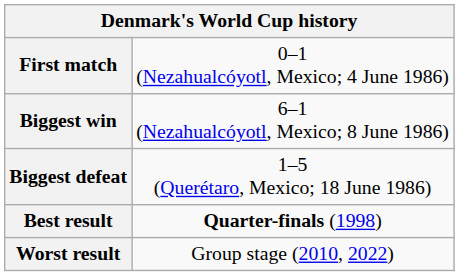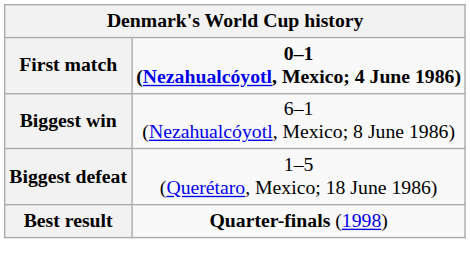(293, 65) normal -> (299, 65) bold
- row: (68, 253)
